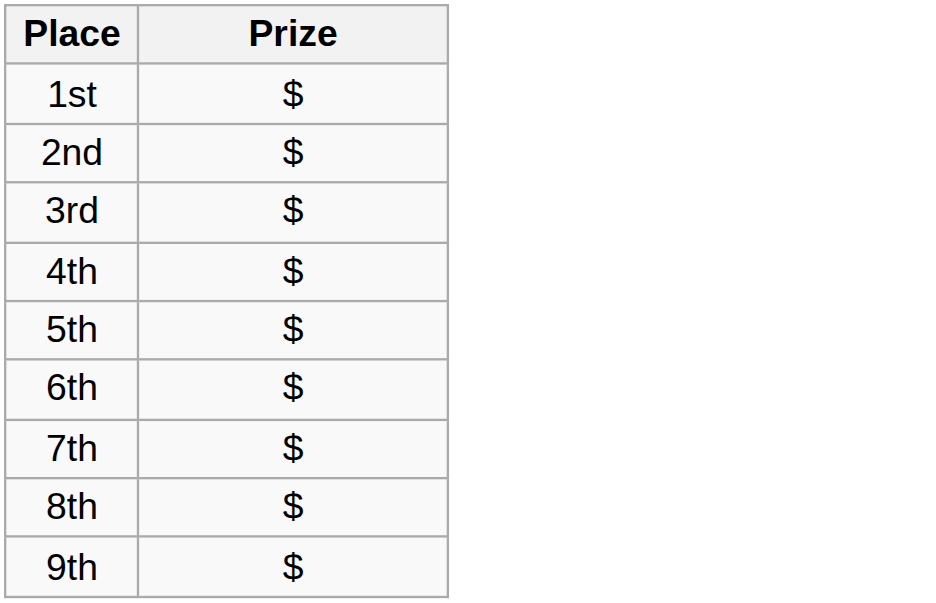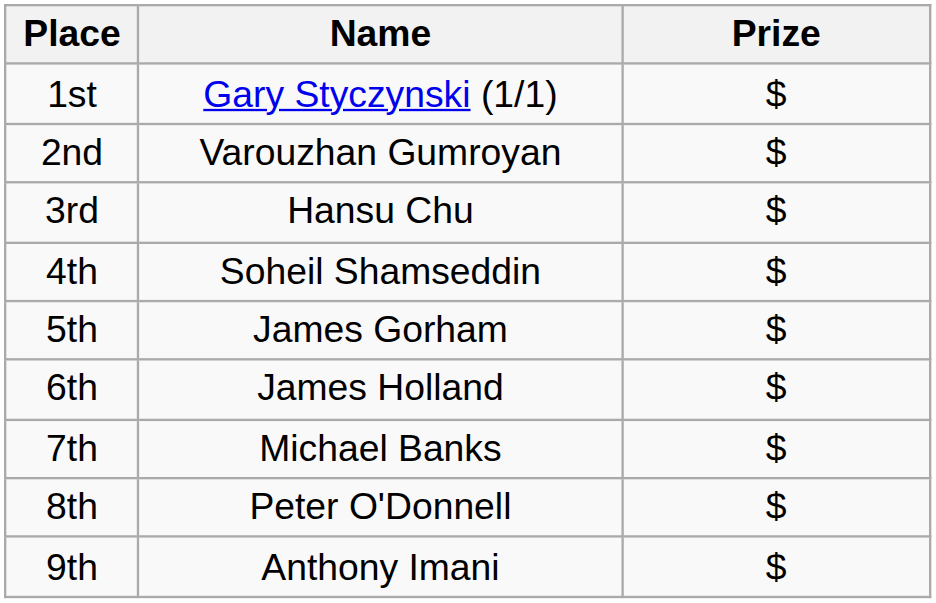+ column: (380, 34)
